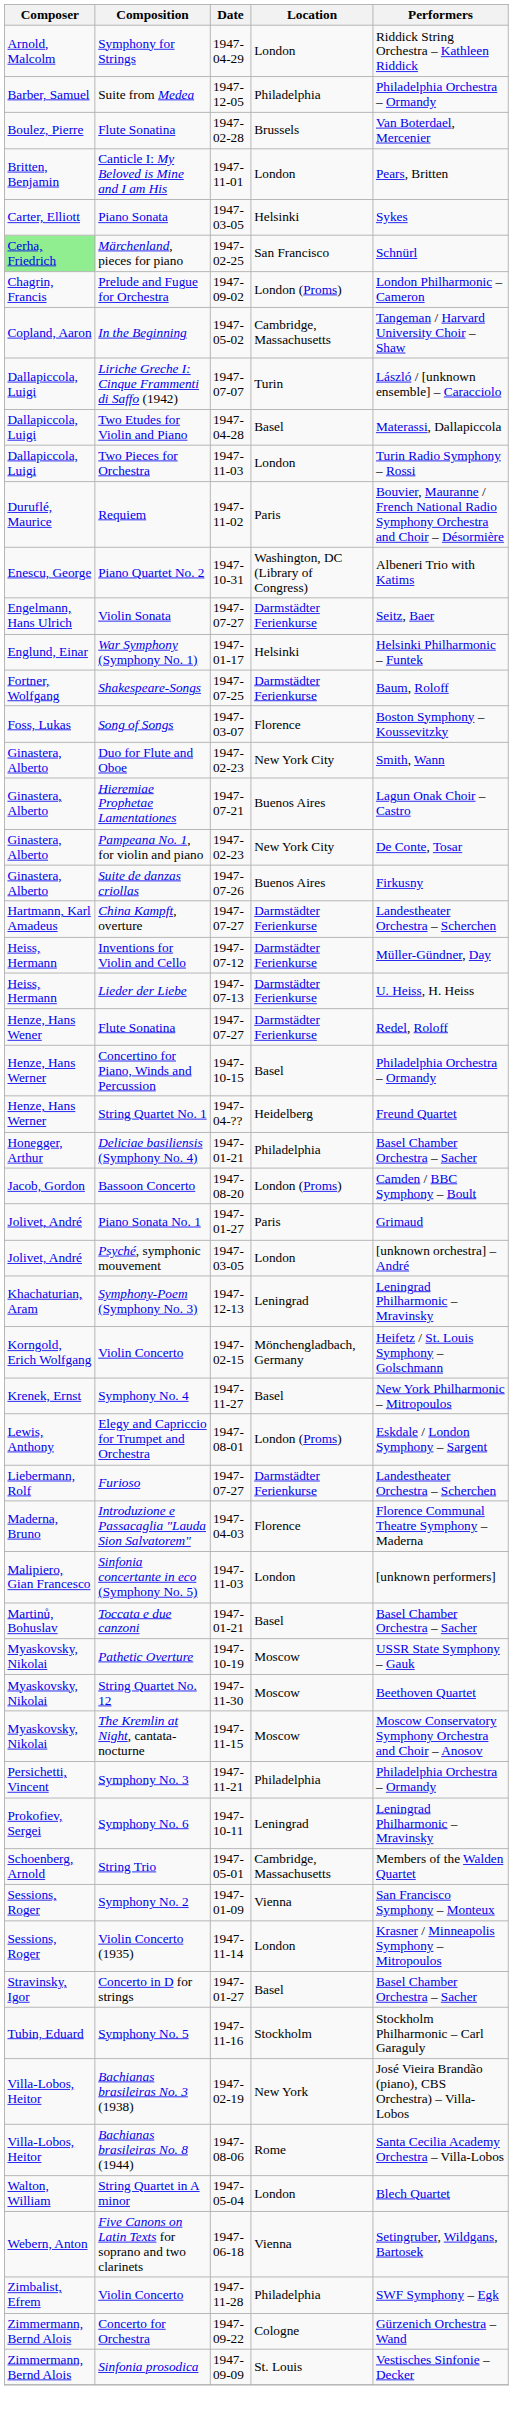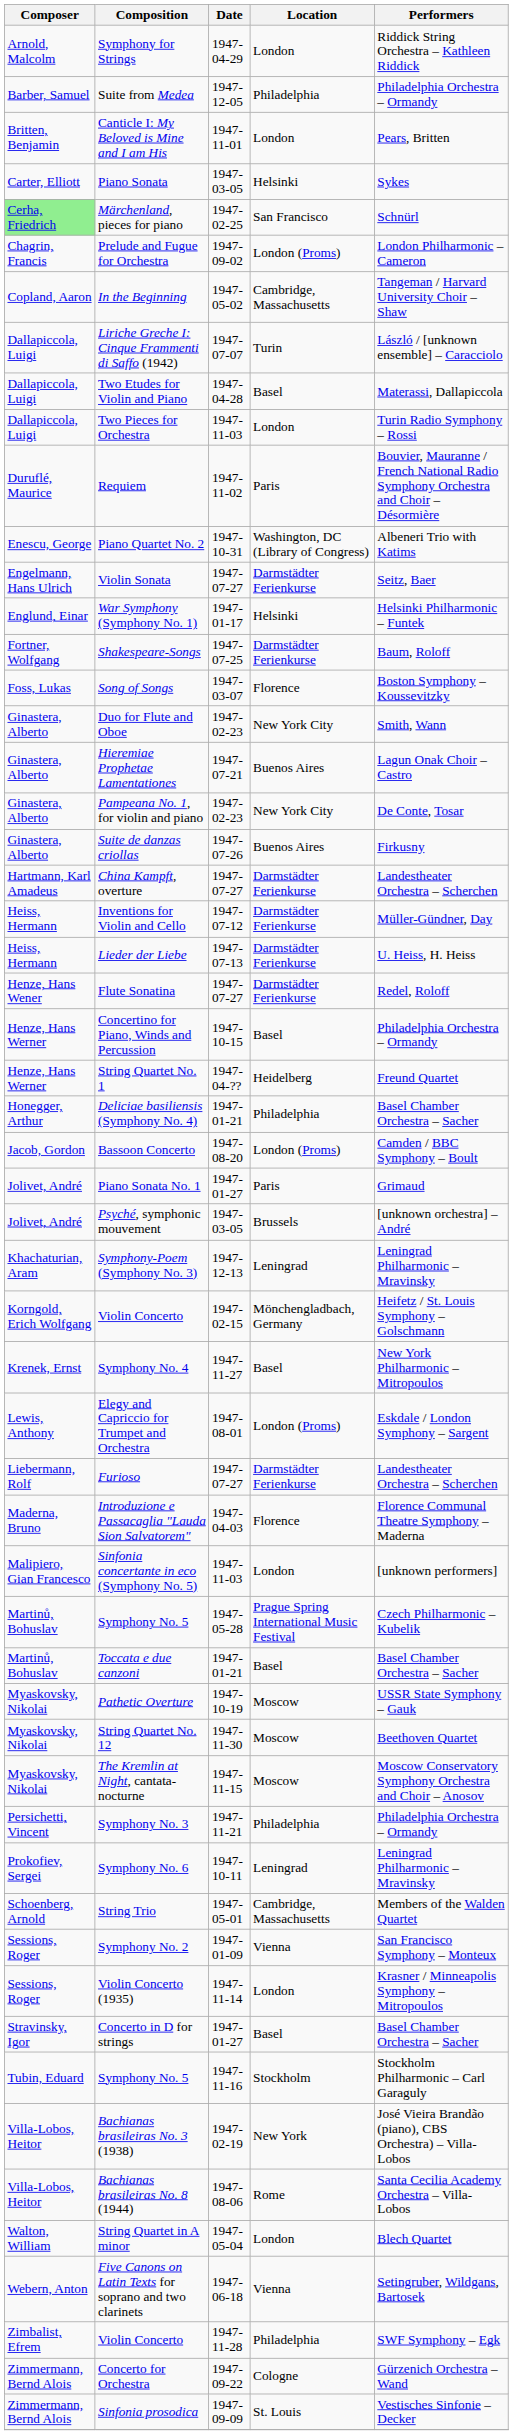- row: (137, 130)
(275, 1258) London -> (276, 1222) Brussels
+ row: (143, 1622)
